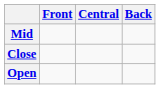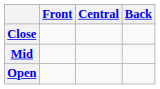rows swapped: (22, 53) <-> (22, 34)
